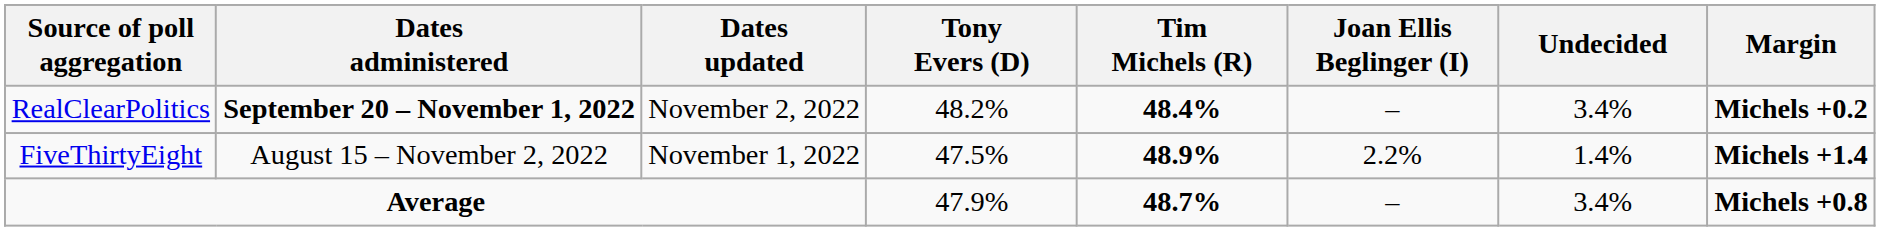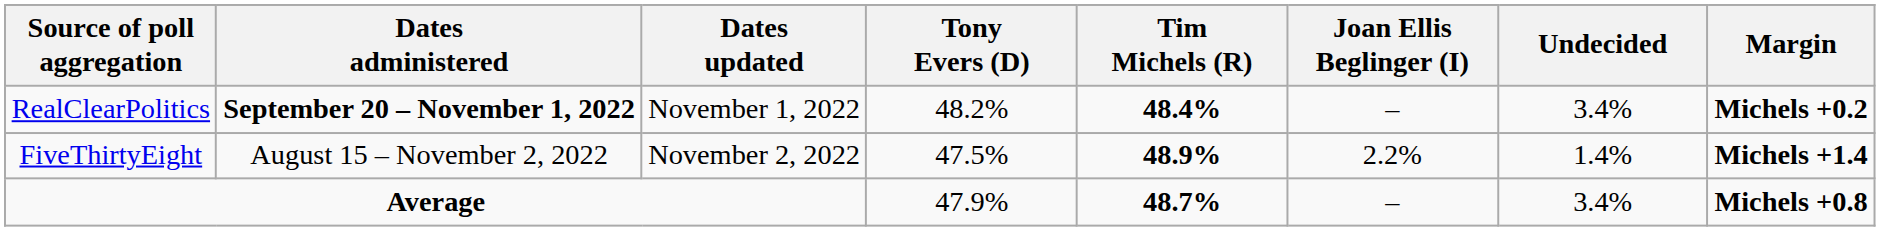(754, 108) November 2, 2022 -> (754, 108) November 1, 2022
(754, 155) November 1, 2022 -> (754, 155) November 2, 2022
